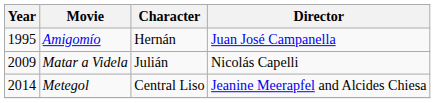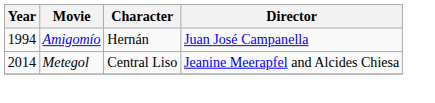(22, 39) 1995 -> (22, 39) 1994
- row: (85, 63)
